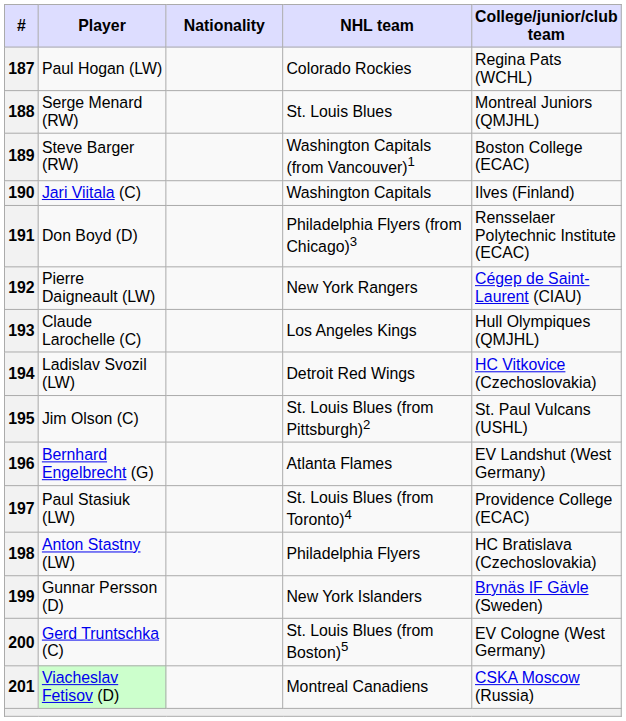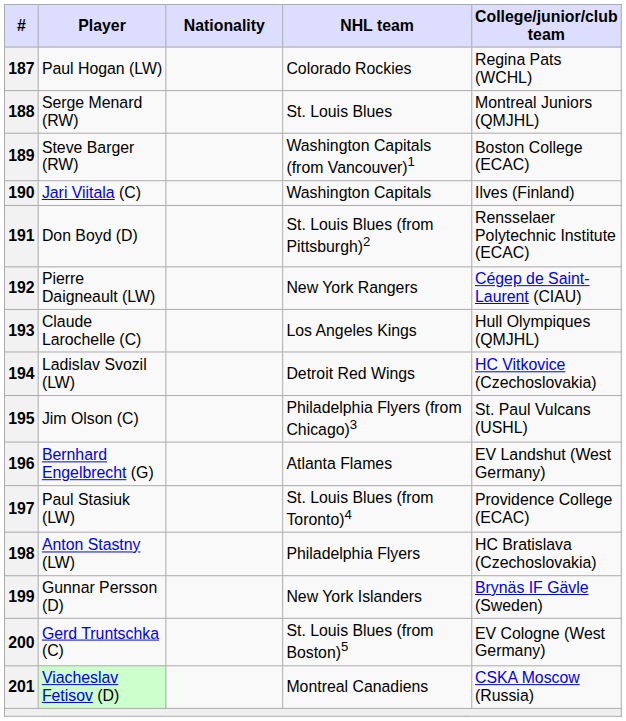(374, 236) Philadelphia Flyers (from Chicago)3 -> (360, 236) St. Louis Blues (from Pittsburgh)2
(360, 418) St. Louis Blues (from Pittsburgh)2 -> (374, 418) Philadelphia Flyers (from Chicago)3
